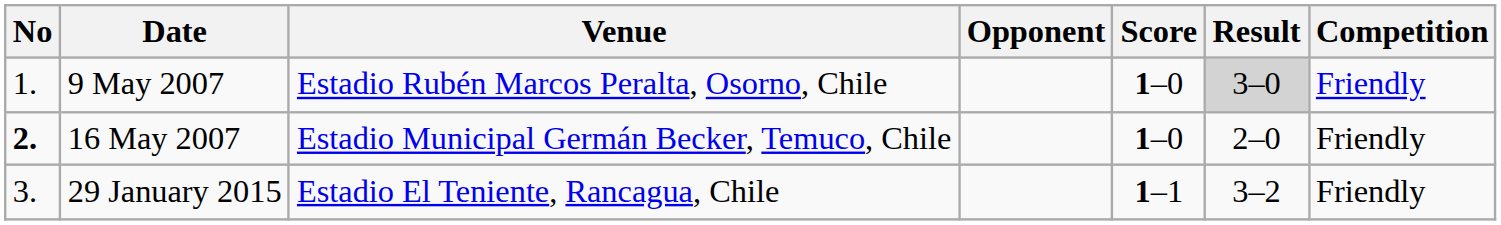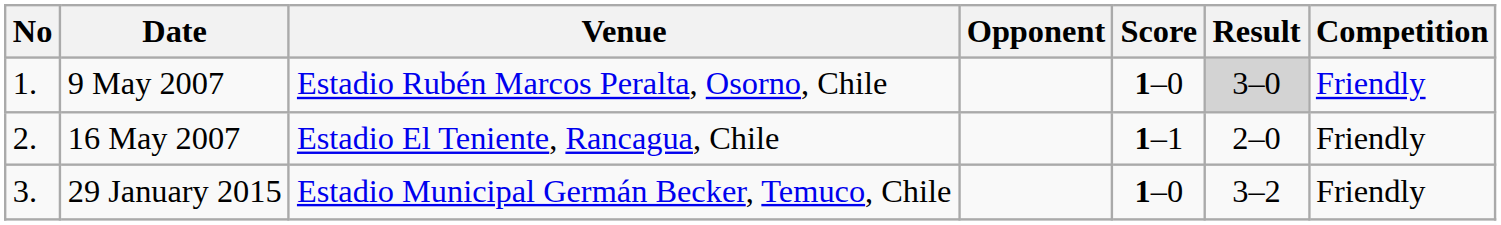(25, 137) bold -> (25, 137) normal
(624, 137) Estadio Municipal Germán Becker, Temuco, Chile -> (538, 137) Estadio El Teniente, Rancagua, Chile
(1159, 137) 1–0 -> (1159, 137) 1–1
(538, 190) Estadio El Teniente, Rancagua, Chile -> (624, 190) Estadio Municipal Germán Becker, Temuco, Chile
(1159, 190) 1–1 -> (1159, 190) 1–0
